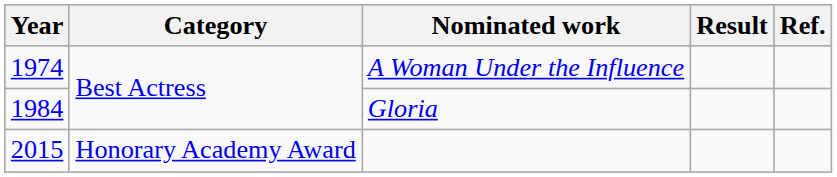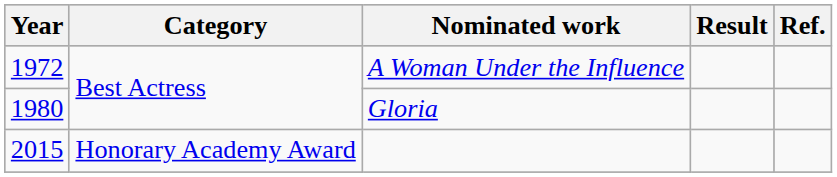(37, 66) 1974 -> (37, 66) 1972
(37, 108) 1984 -> (37, 108) 1980
